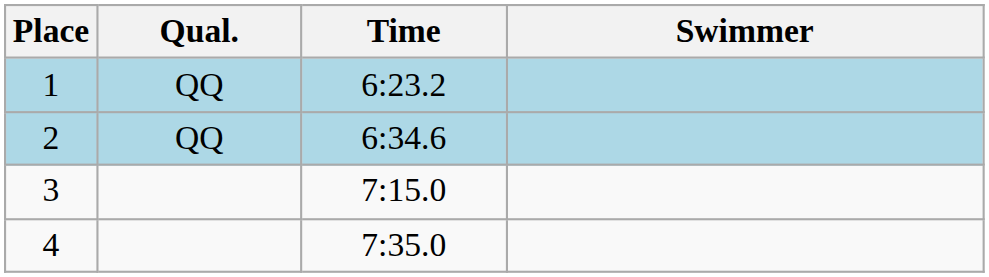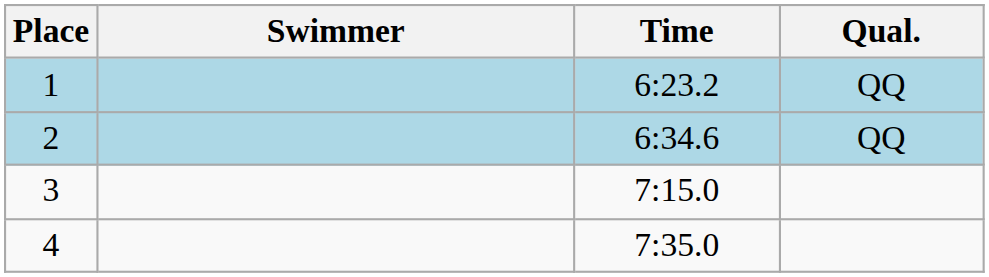columns swapped: (745, 31) <-> (199, 31)
